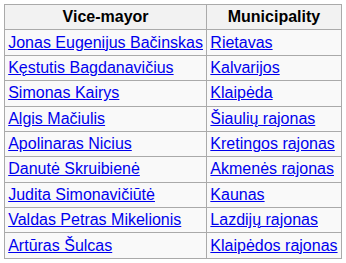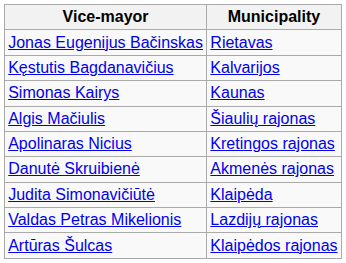(241, 93) Klaipėda -> (237, 93) Kaunas
(237, 194) Kaunas -> (241, 194) Klaipėda
